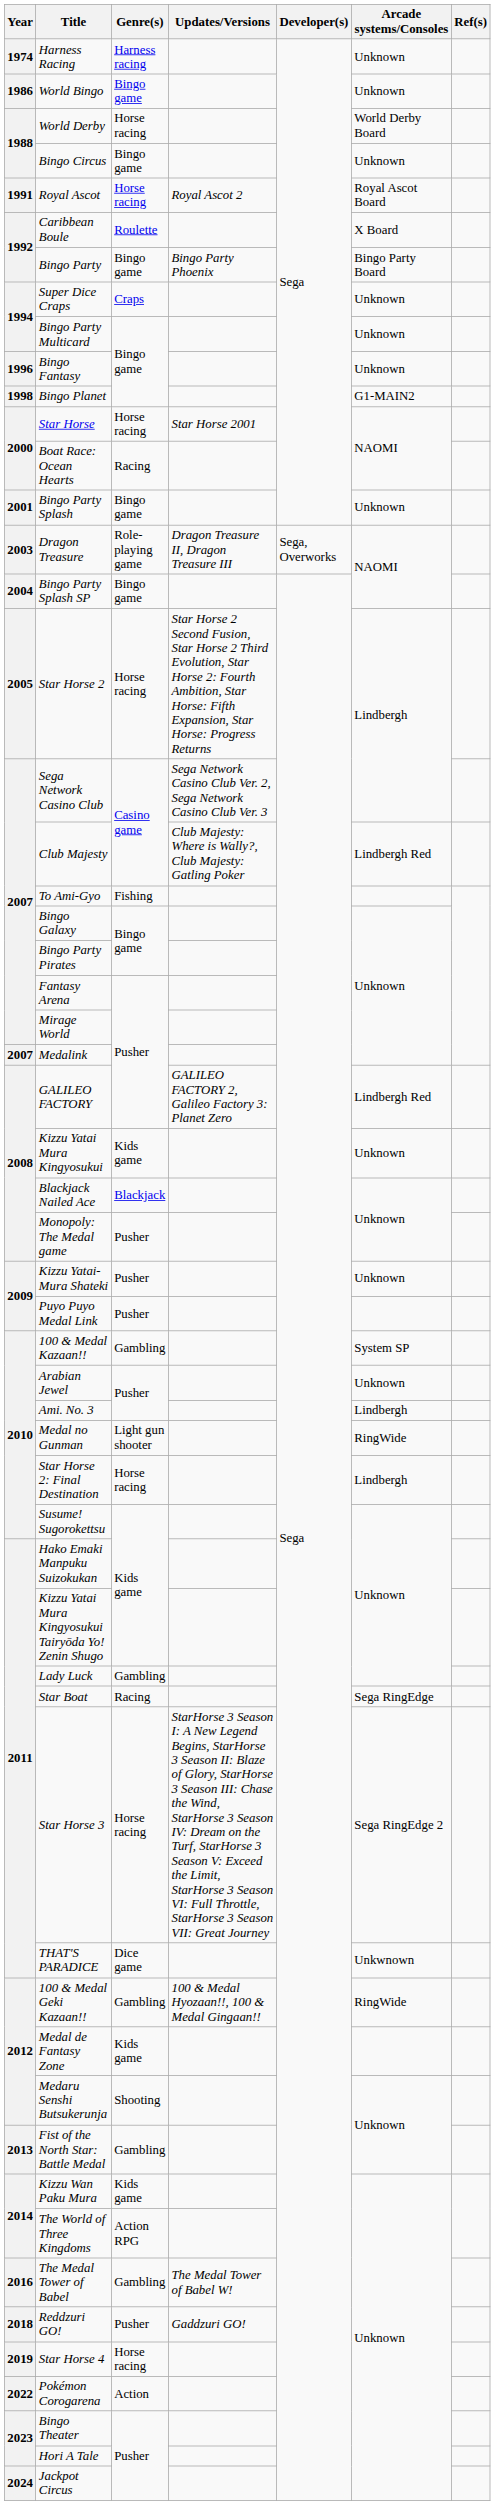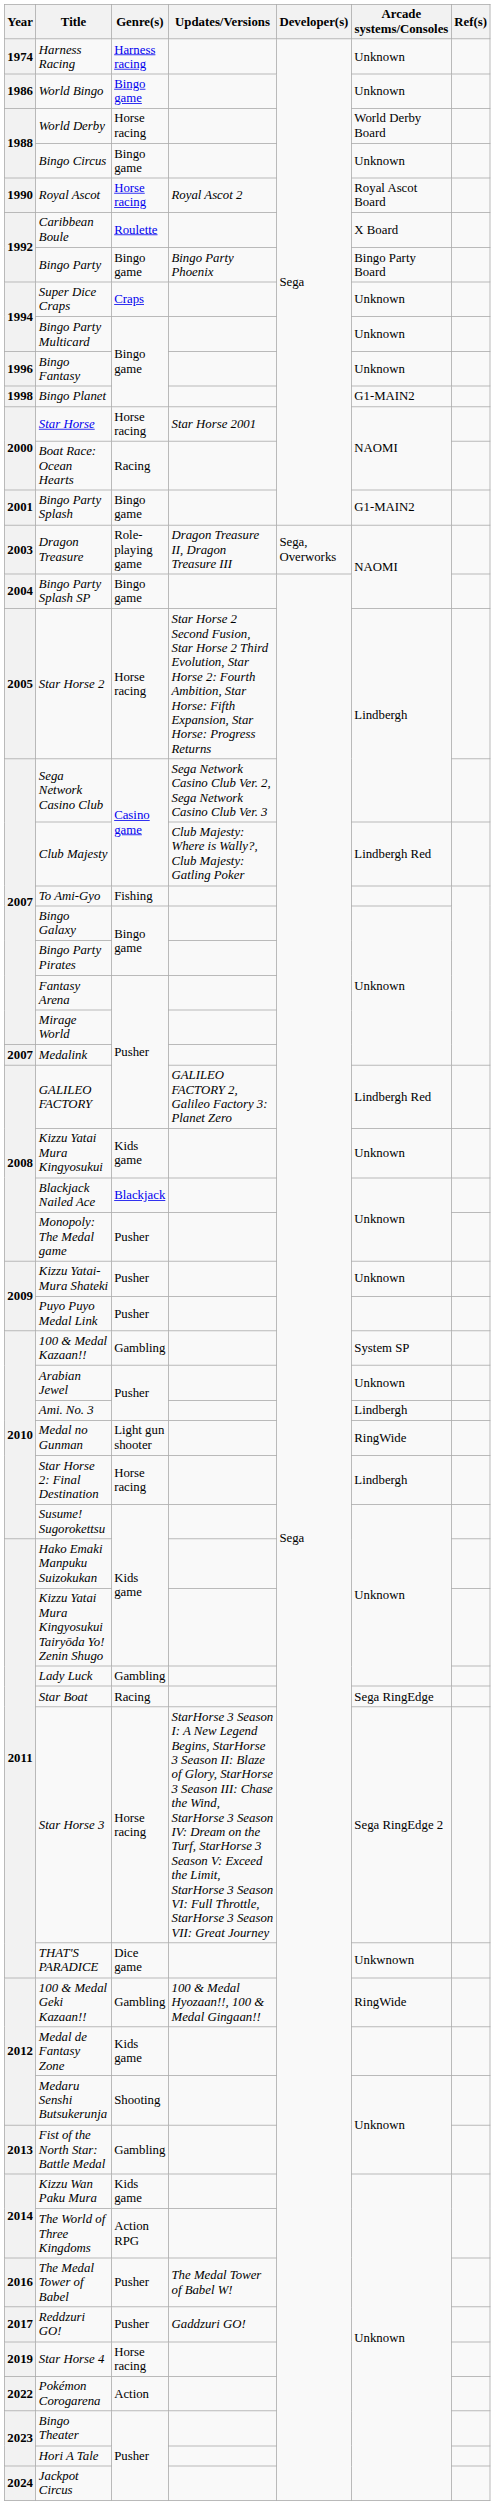(20, 195) 1991 -> (20, 195) 1990
(380, 507) Unknown -> (385, 507) G1-MAIN2
(140, 2282) Gambling -> (132, 2282) Pusher
(20, 2324) 2018 -> (20, 2324) 2017
